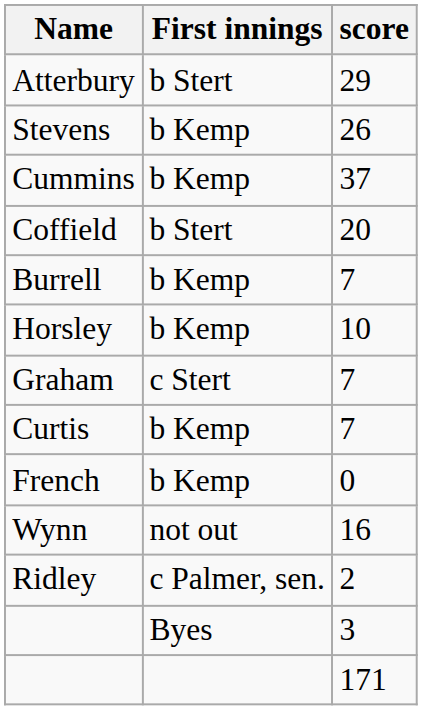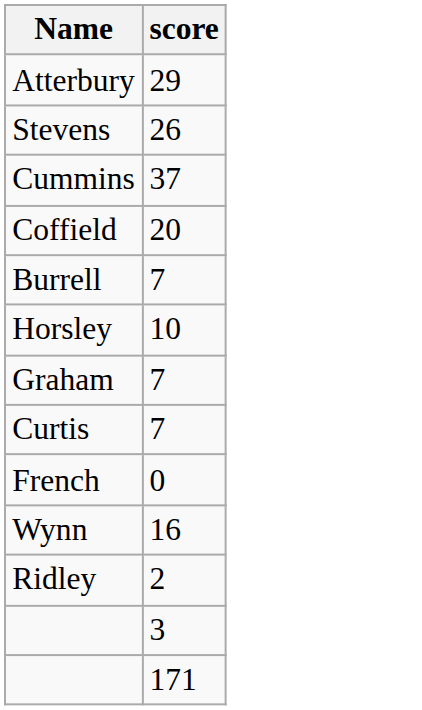- column: (237, 29)
